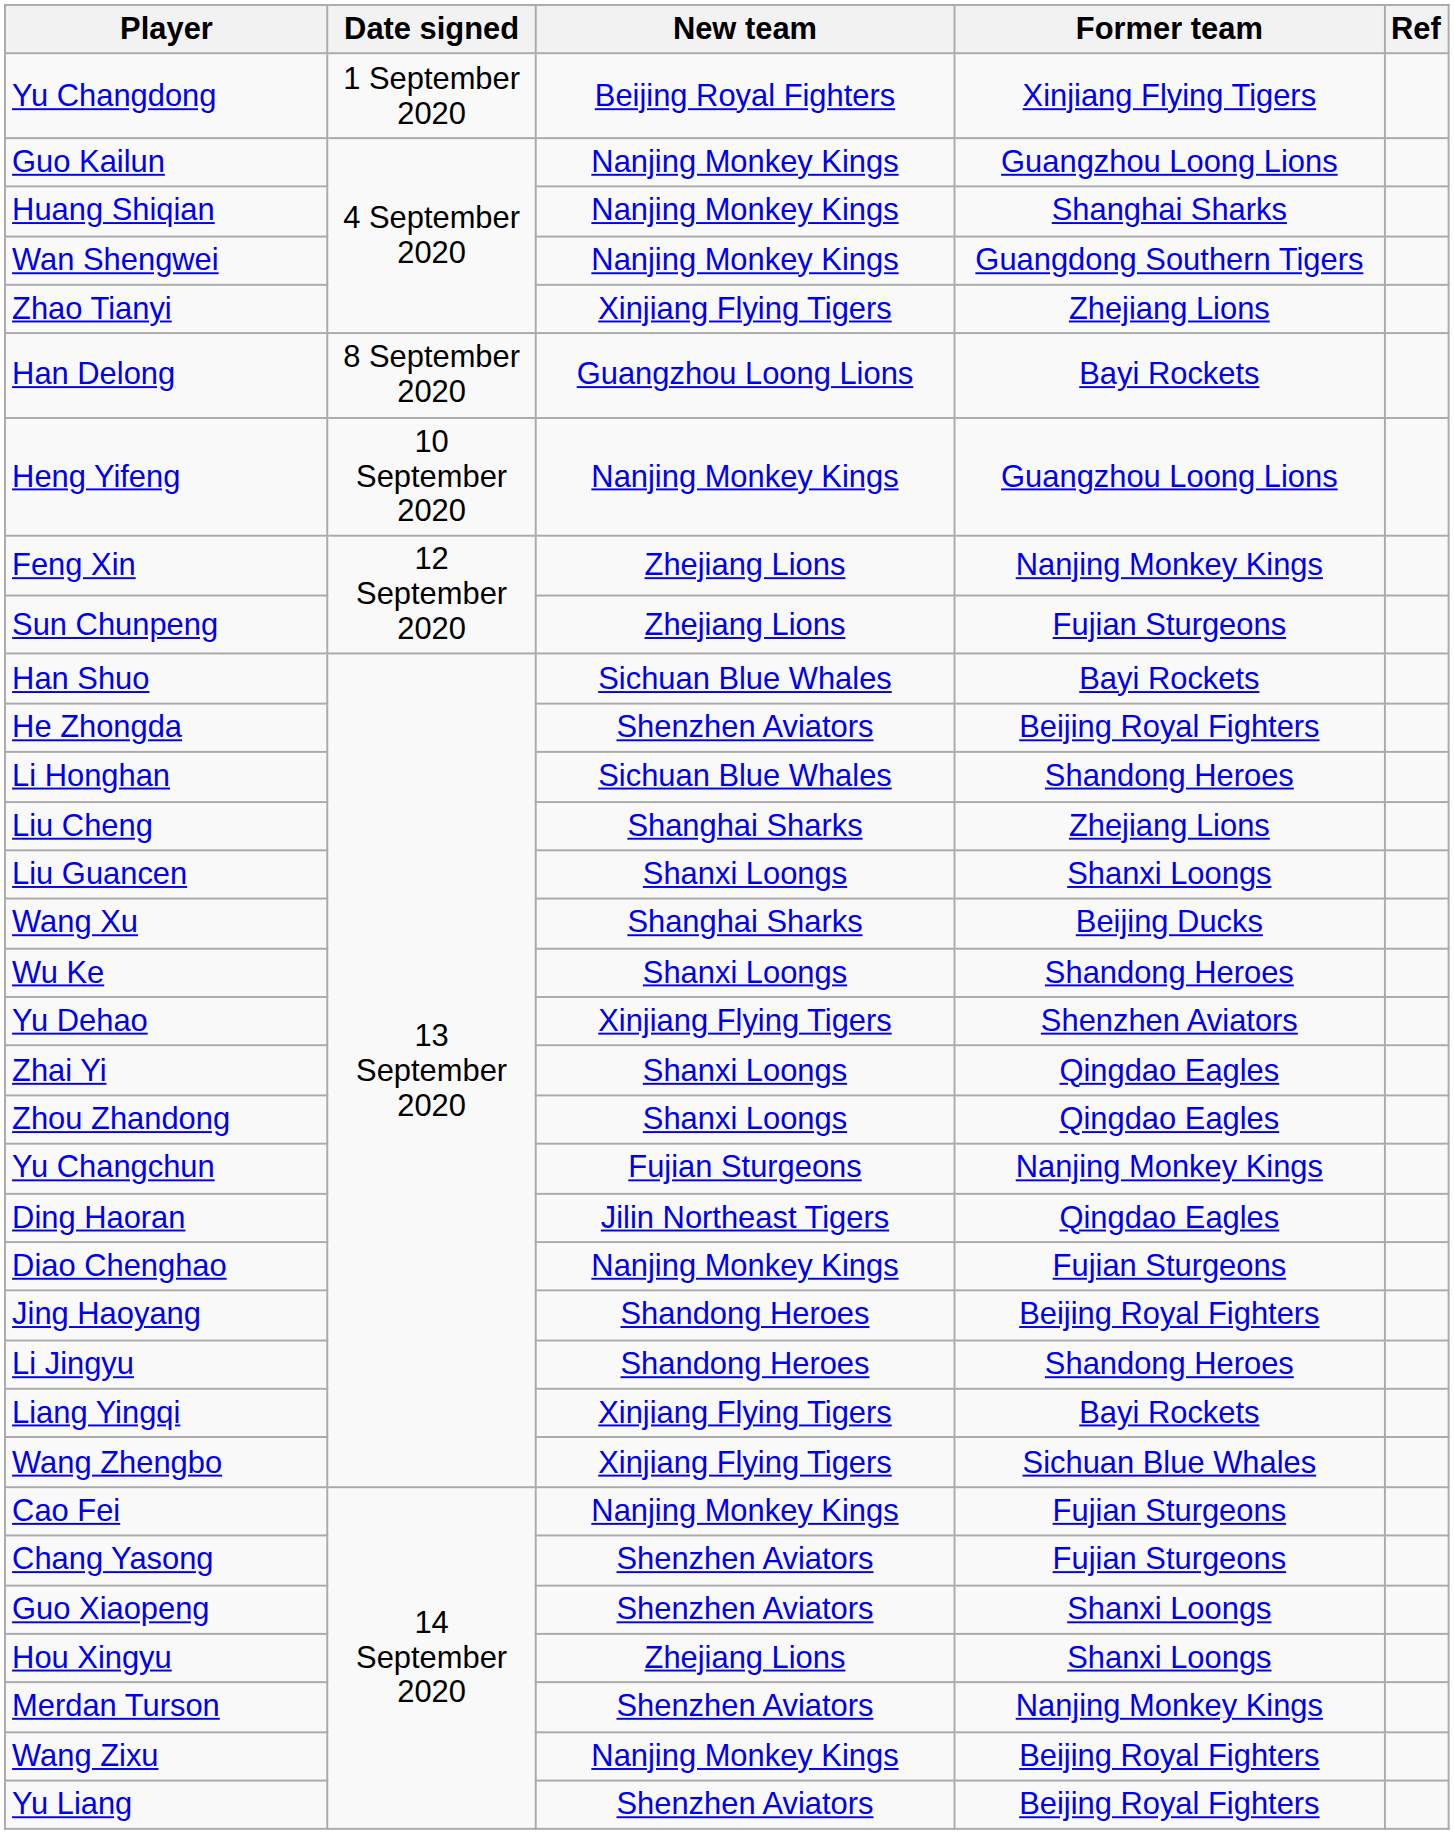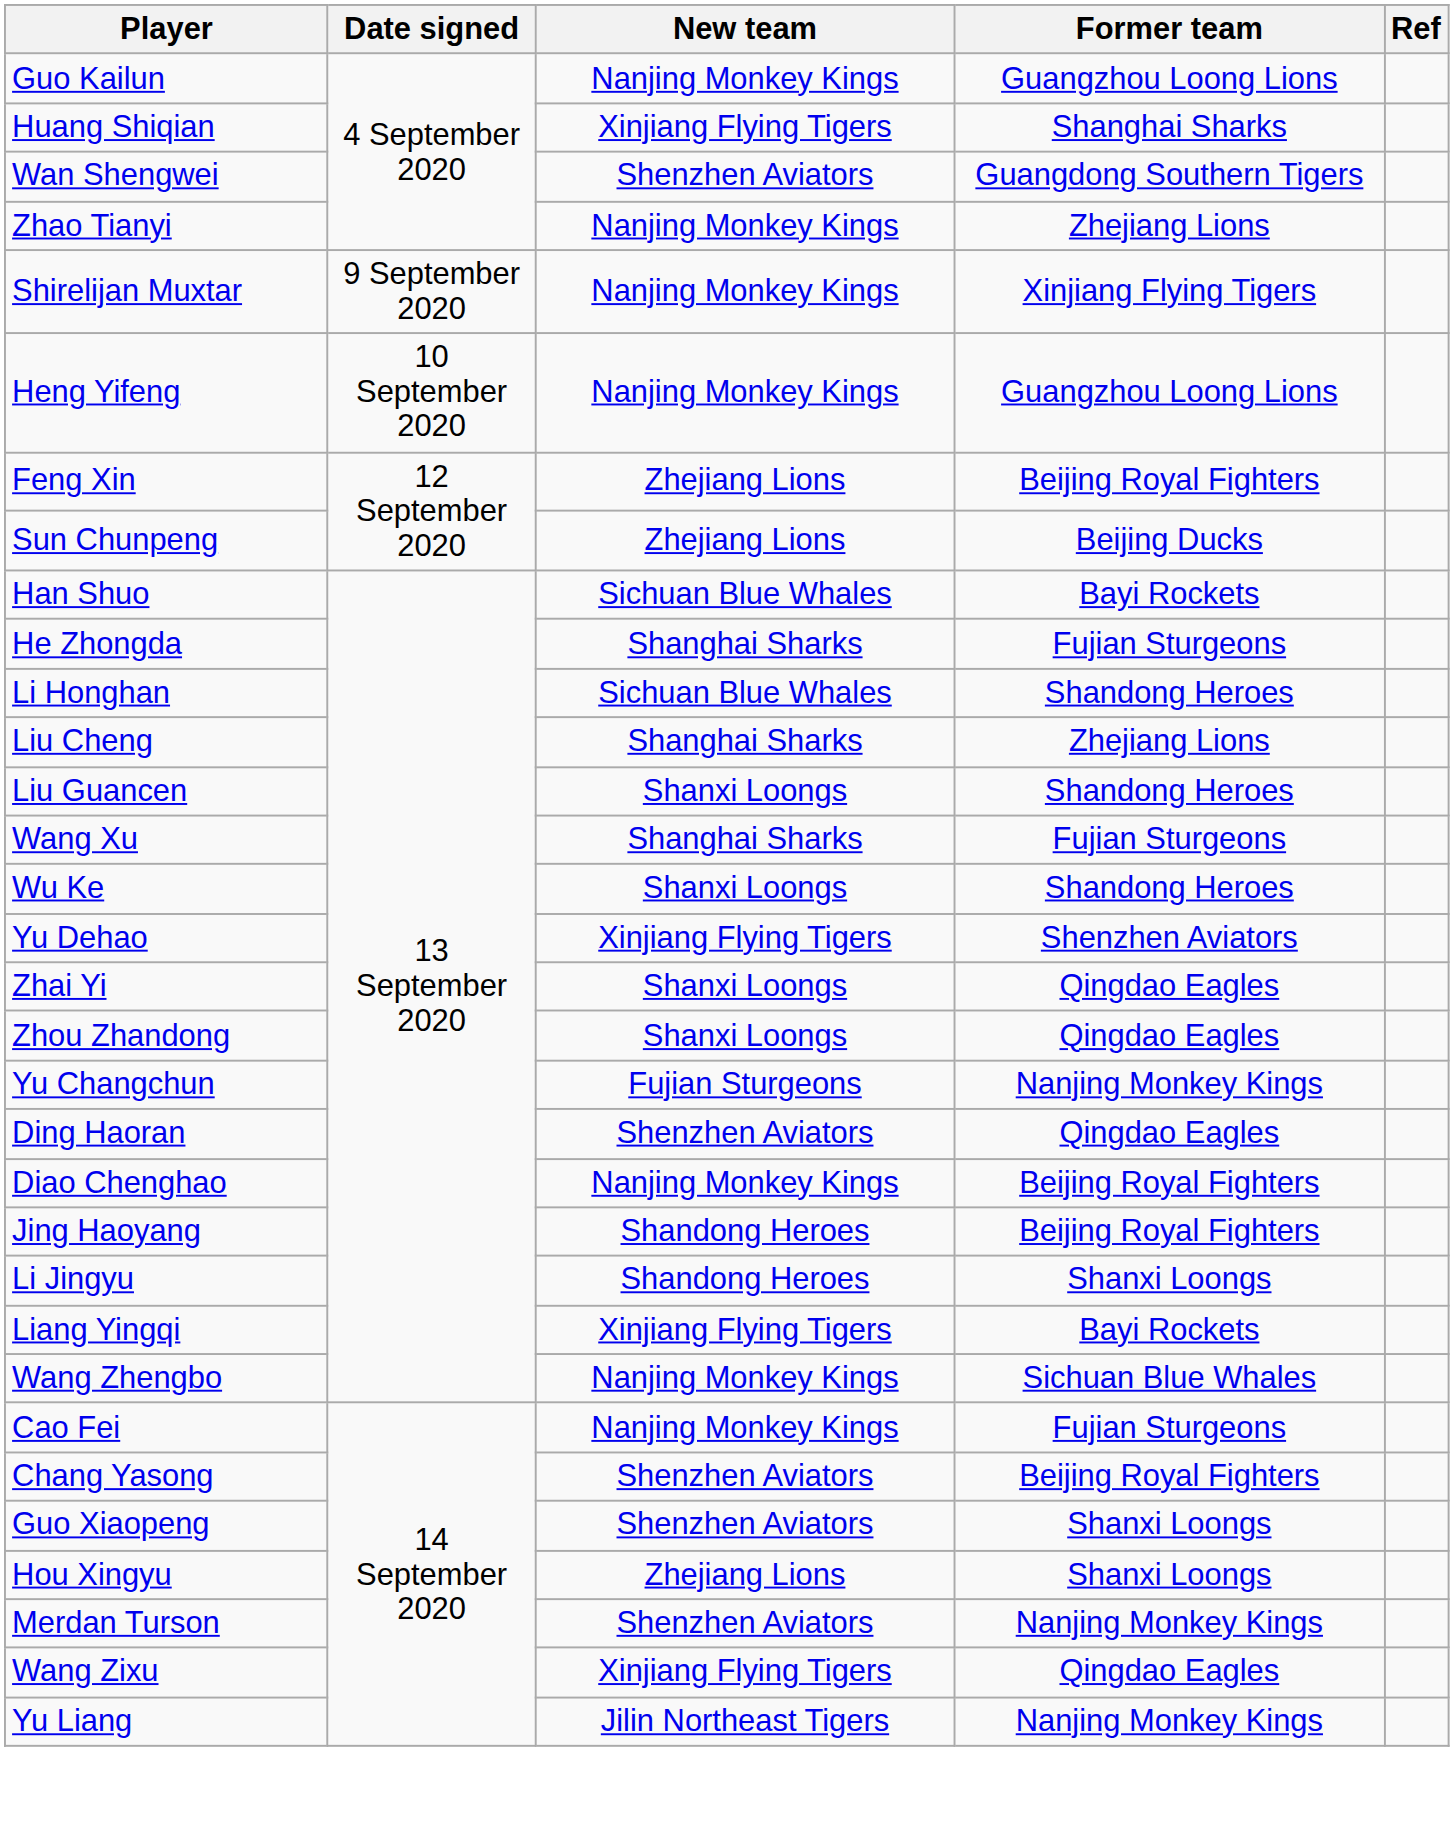- row: (114, 95)
(745, 210) Nanjing Monkey Kings -> (745, 126) Xinjiang Flying Tigers
(745, 259) Nanjing Monkey Kings -> (745, 175) Shenzhen Aviators
(745, 308) Xinjiang Flying Tigers -> (745, 224) Nanjing Monkey Kings
- row: (94, 374)
+ row: (127, 291)
(1169, 564) Nanjing Monkey Kings -> (1169, 481) Beijing Royal Fighters
(1169, 624) Fujian Sturgeons -> (1169, 540) Beijing Ducks
(745, 727) Shenzhen Aviators -> (745, 643) Shanghai Sharks
(1169, 727) Beijing Royal Fighters -> (1169, 643) Fujian Sturgeons
(1169, 874) Shanxi Loongs -> (1169, 790) Shandong Heroes
(1169, 923) Beijing Ducks -> (1169, 839) Fujian Sturgeons
(745, 1216) Jilin Northeast Tigers -> (745, 1133) Shenzhen Aviators
(1169, 1265) Fujian Sturgeons -> (1169, 1182) Beijing Royal Fighters
(1169, 1363) Shandong Heroes -> (1169, 1280) Shanxi Loongs
(745, 1461) Xinjiang Flying Tigers -> (745, 1378) Nanjing Monkey Kings
(1169, 1559) Fujian Sturgeons -> (1169, 1476) Beijing Royal Fighters
(745, 1755) Nanjing Monkey Kings -> (745, 1671) Xinjiang Flying Tigers
(1169, 1755) Beijing Royal Fighters -> (1169, 1671) Qingdao Eagles
(745, 1804) Shenzhen Aviators -> (745, 1720) Jilin Northeast Tigers
(1169, 1804) Beijing Royal Fighters -> (1169, 1720) Nanjing Monkey Kings
